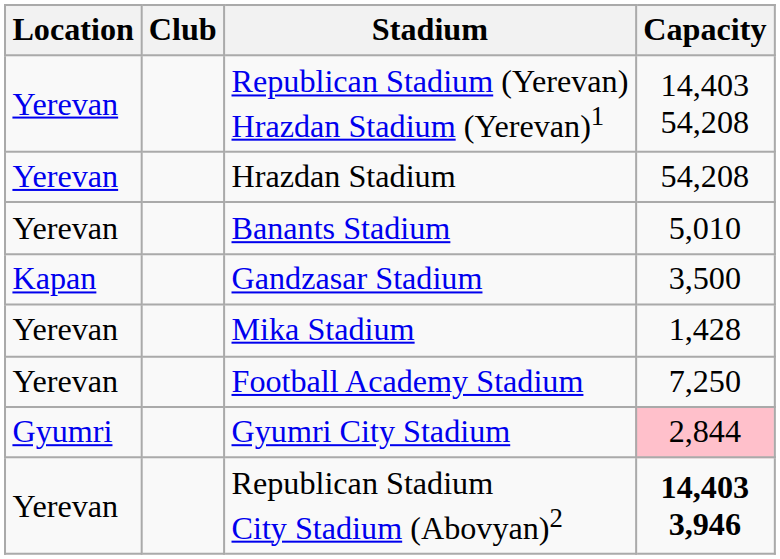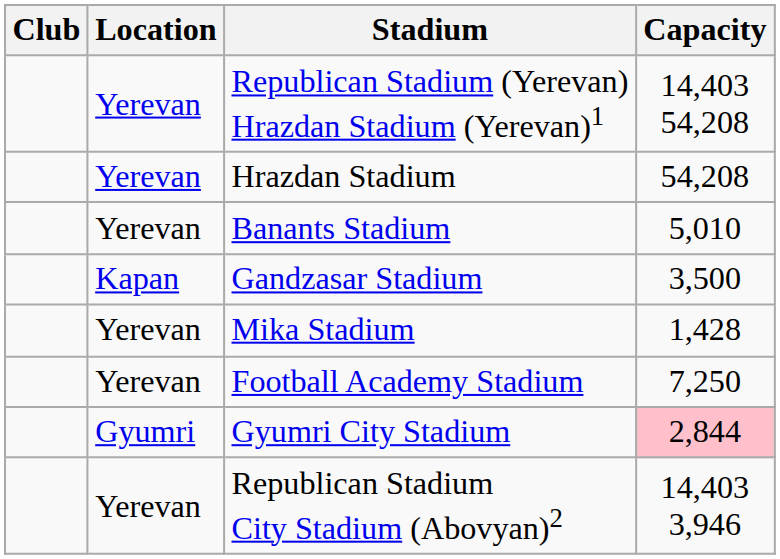columns swapped: (183, 30) <-> (73, 30)
(705, 505) bold -> (705, 505) normal
